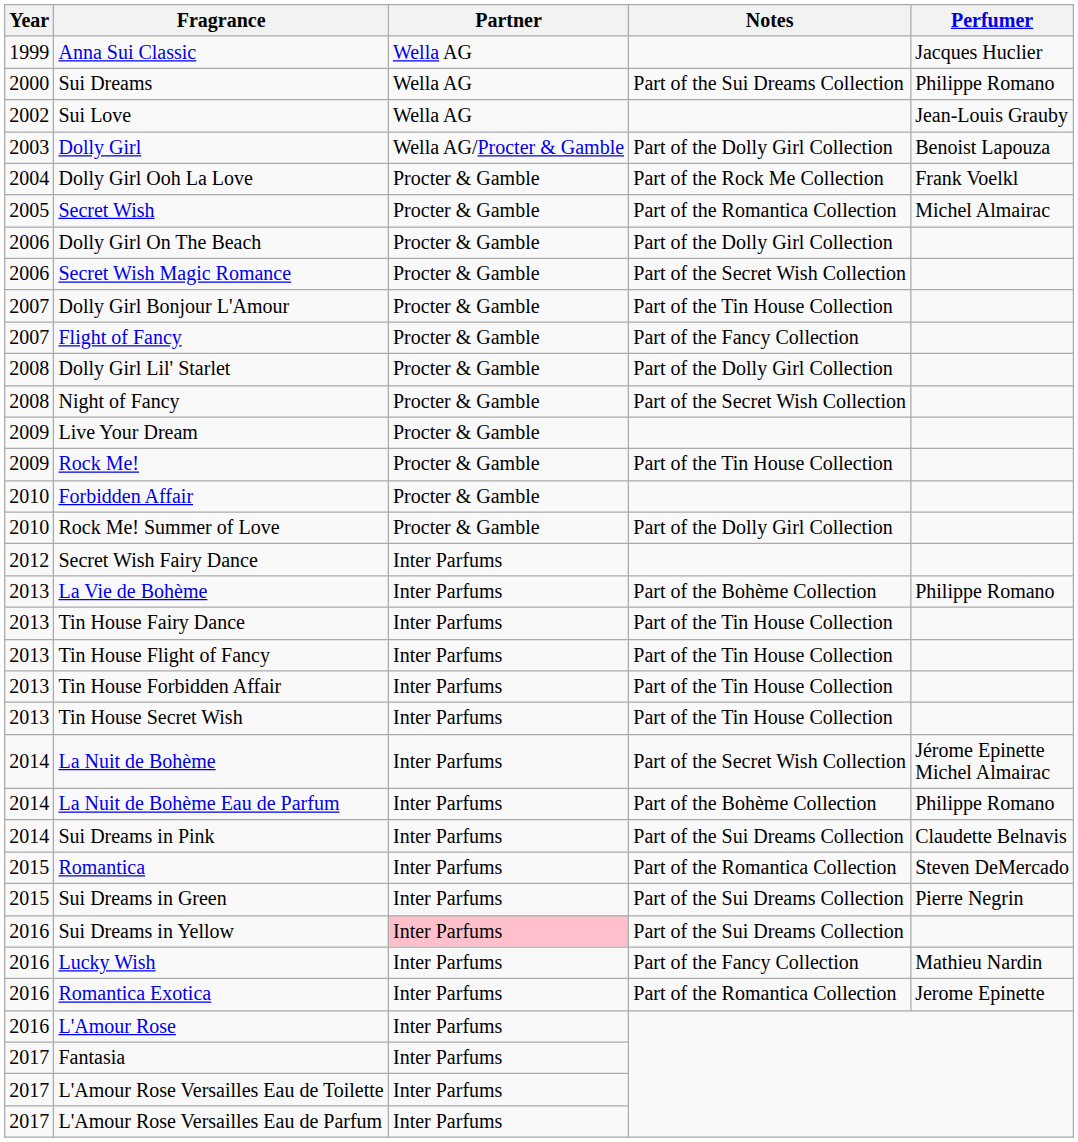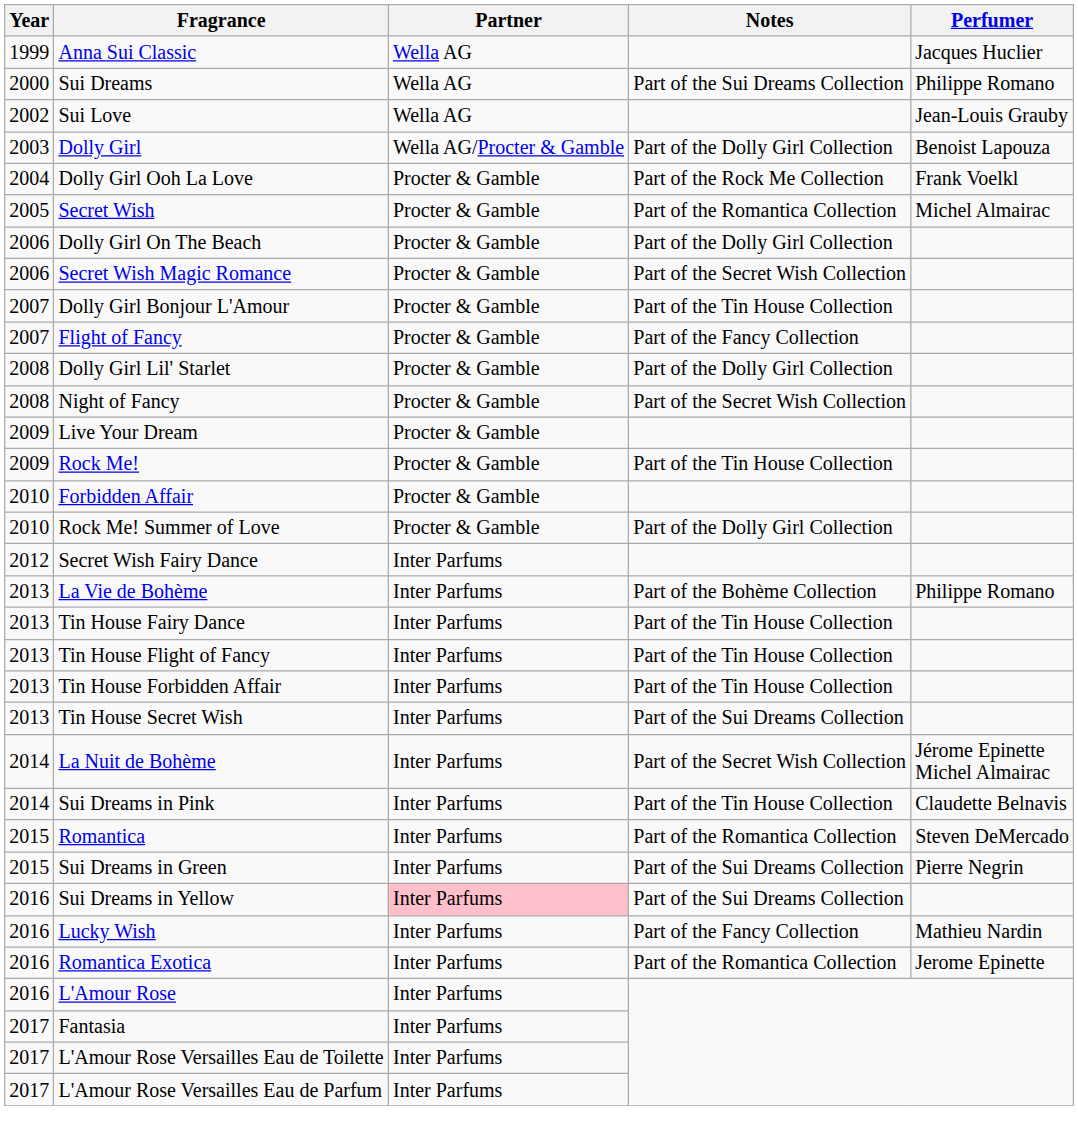(763, 718) Part of the Tin House Collection -> (769, 718) Part of the Sui Dreams Collection
- row: (199, 804)
(769, 835) Part of the Sui Dreams Collection -> (763, 804) Part of the Tin House Collection
